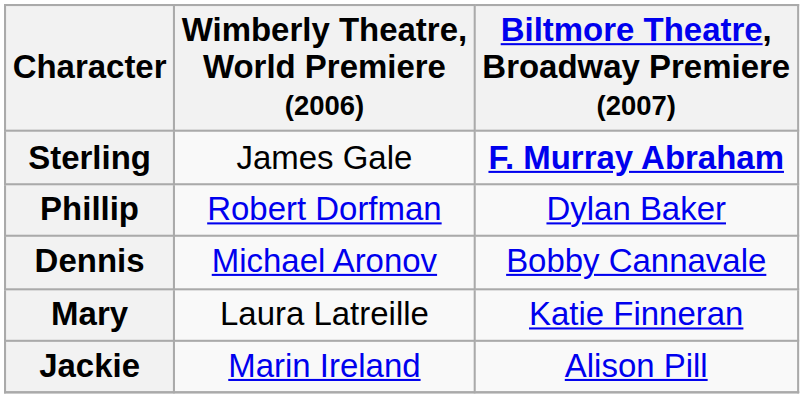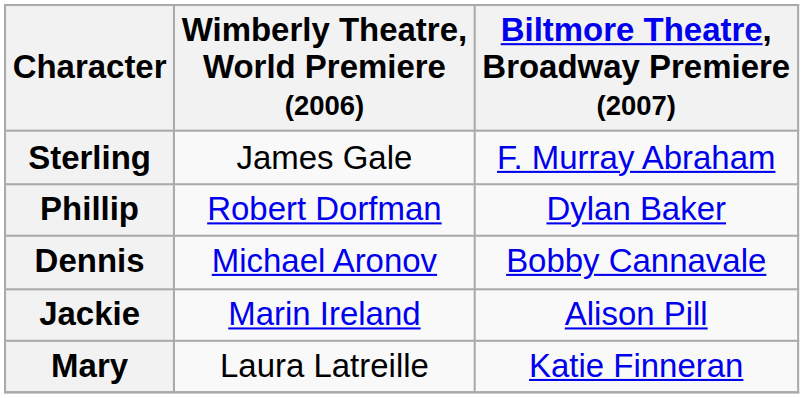(636, 157) bold -> (636, 157) normal
rows swapped: (90, 313) <-> (90, 366)
